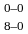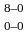rows swapped: (14, 8) <-> (14, 26)
